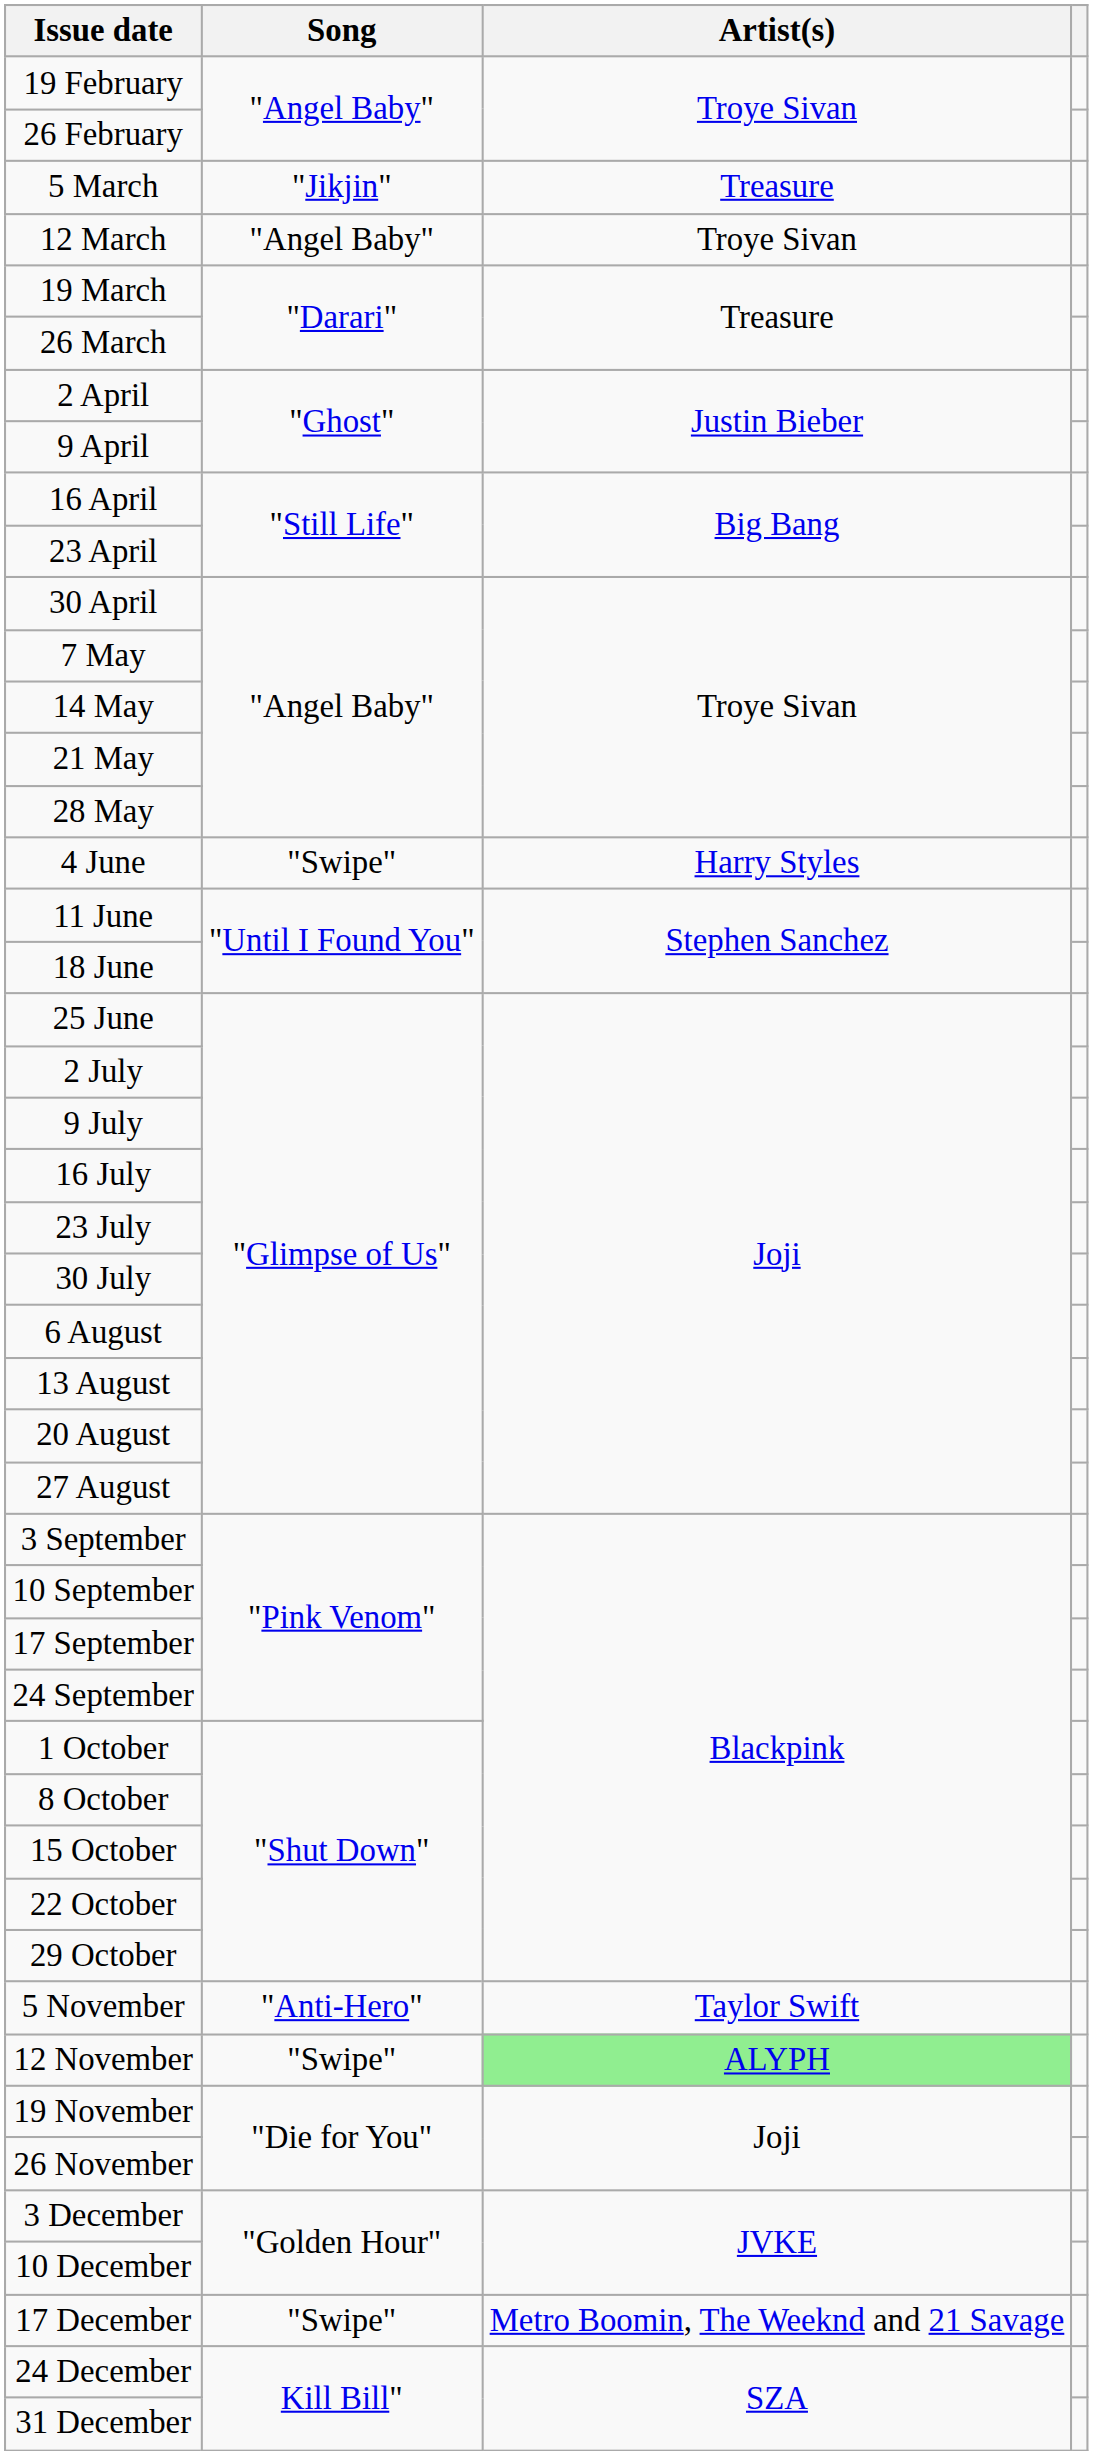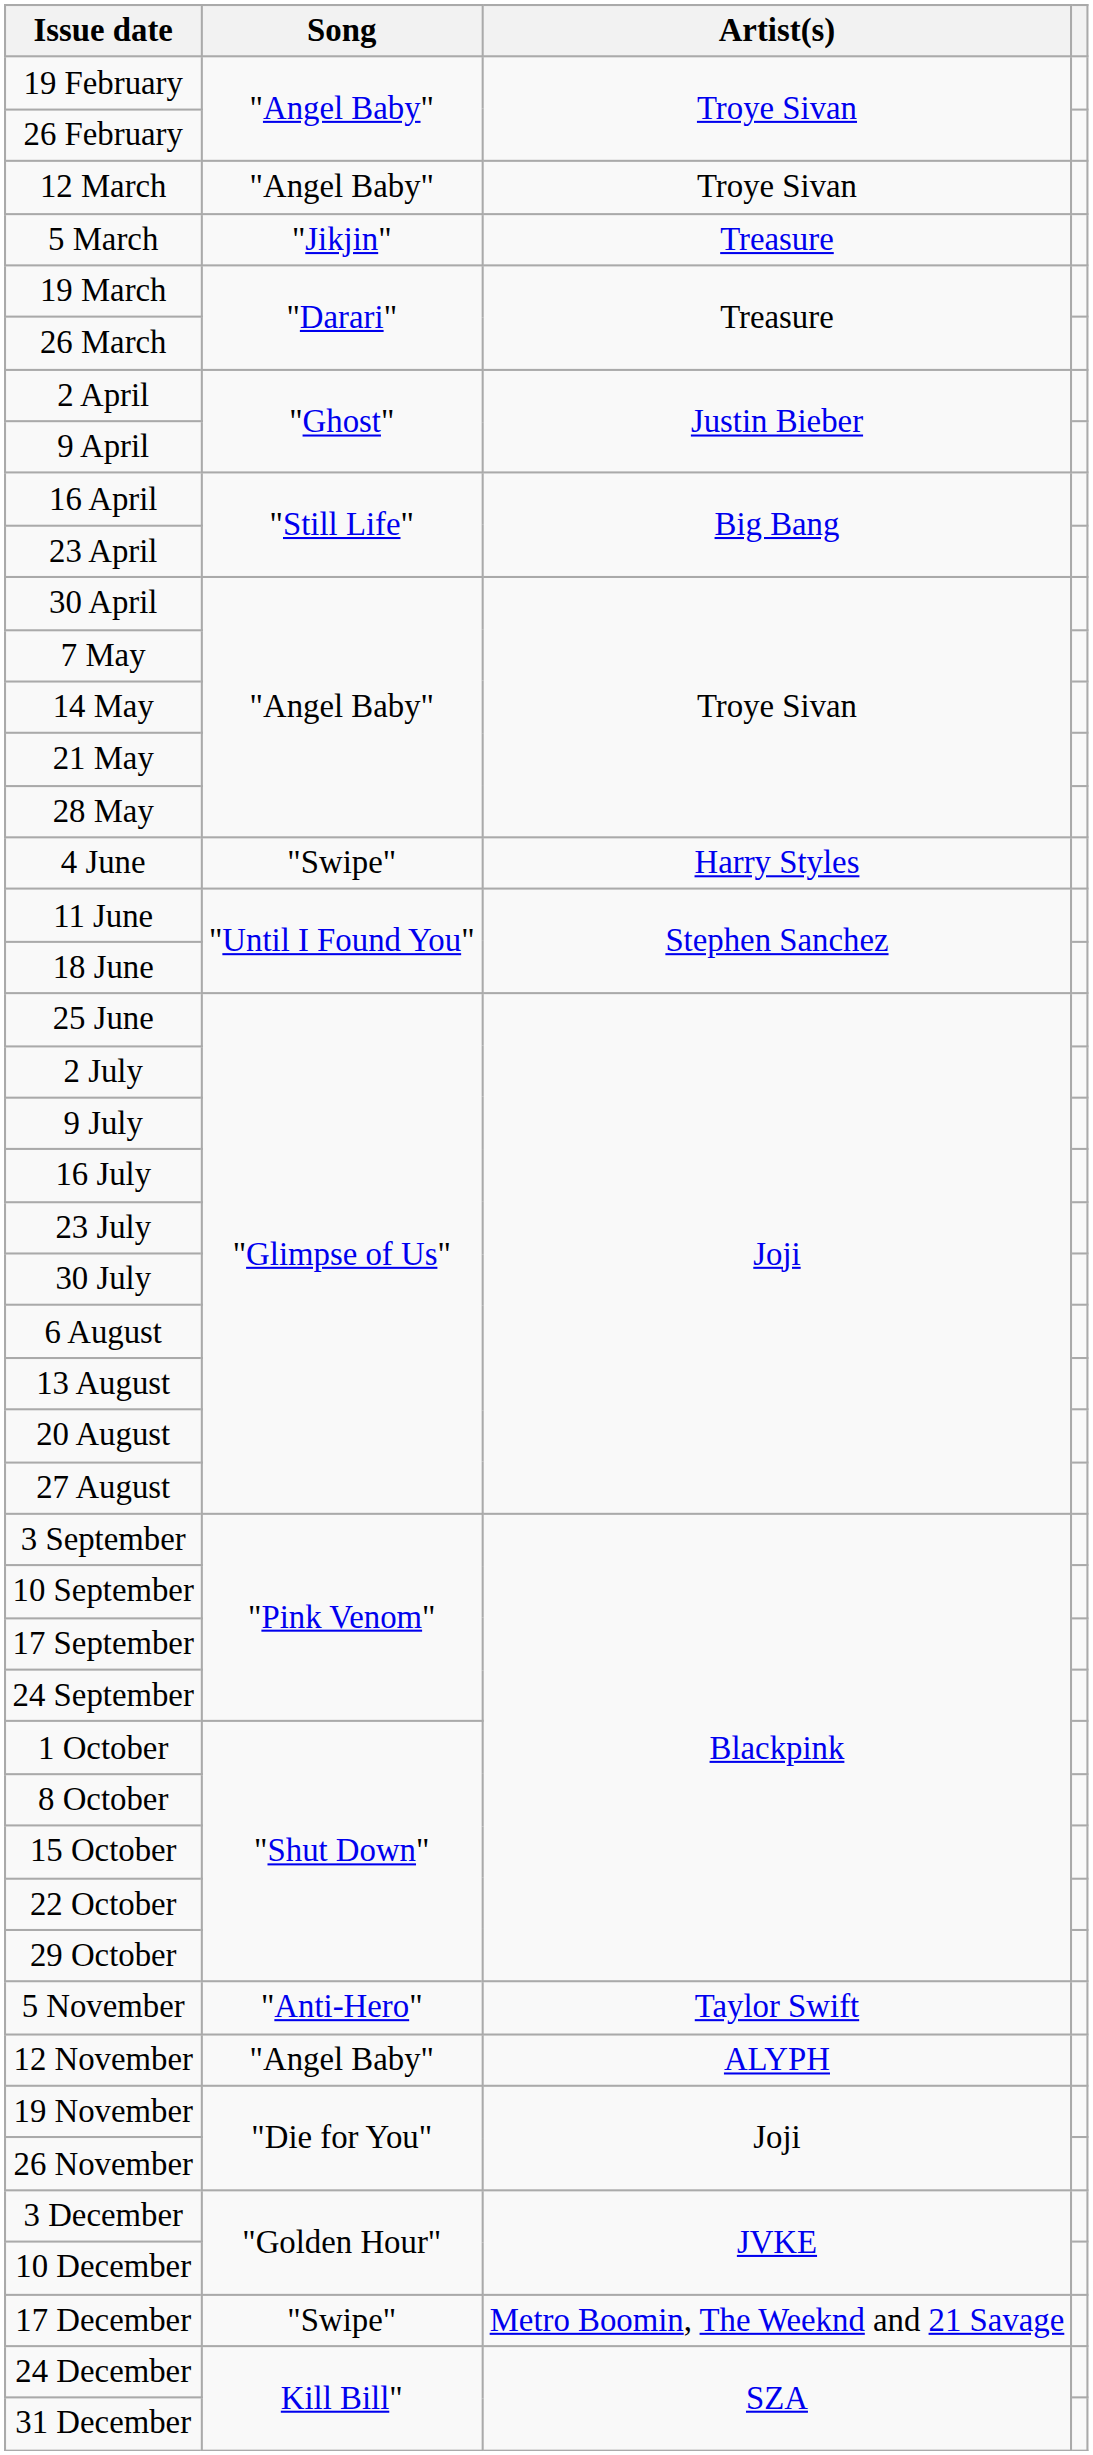rows swapped: (103, 186) <-> (103, 238)
(342, 2059) "Swipe" -> (342, 2059) "Angel Baby"
(777, 2059) lightgreen background -> (777, 2059) no background
